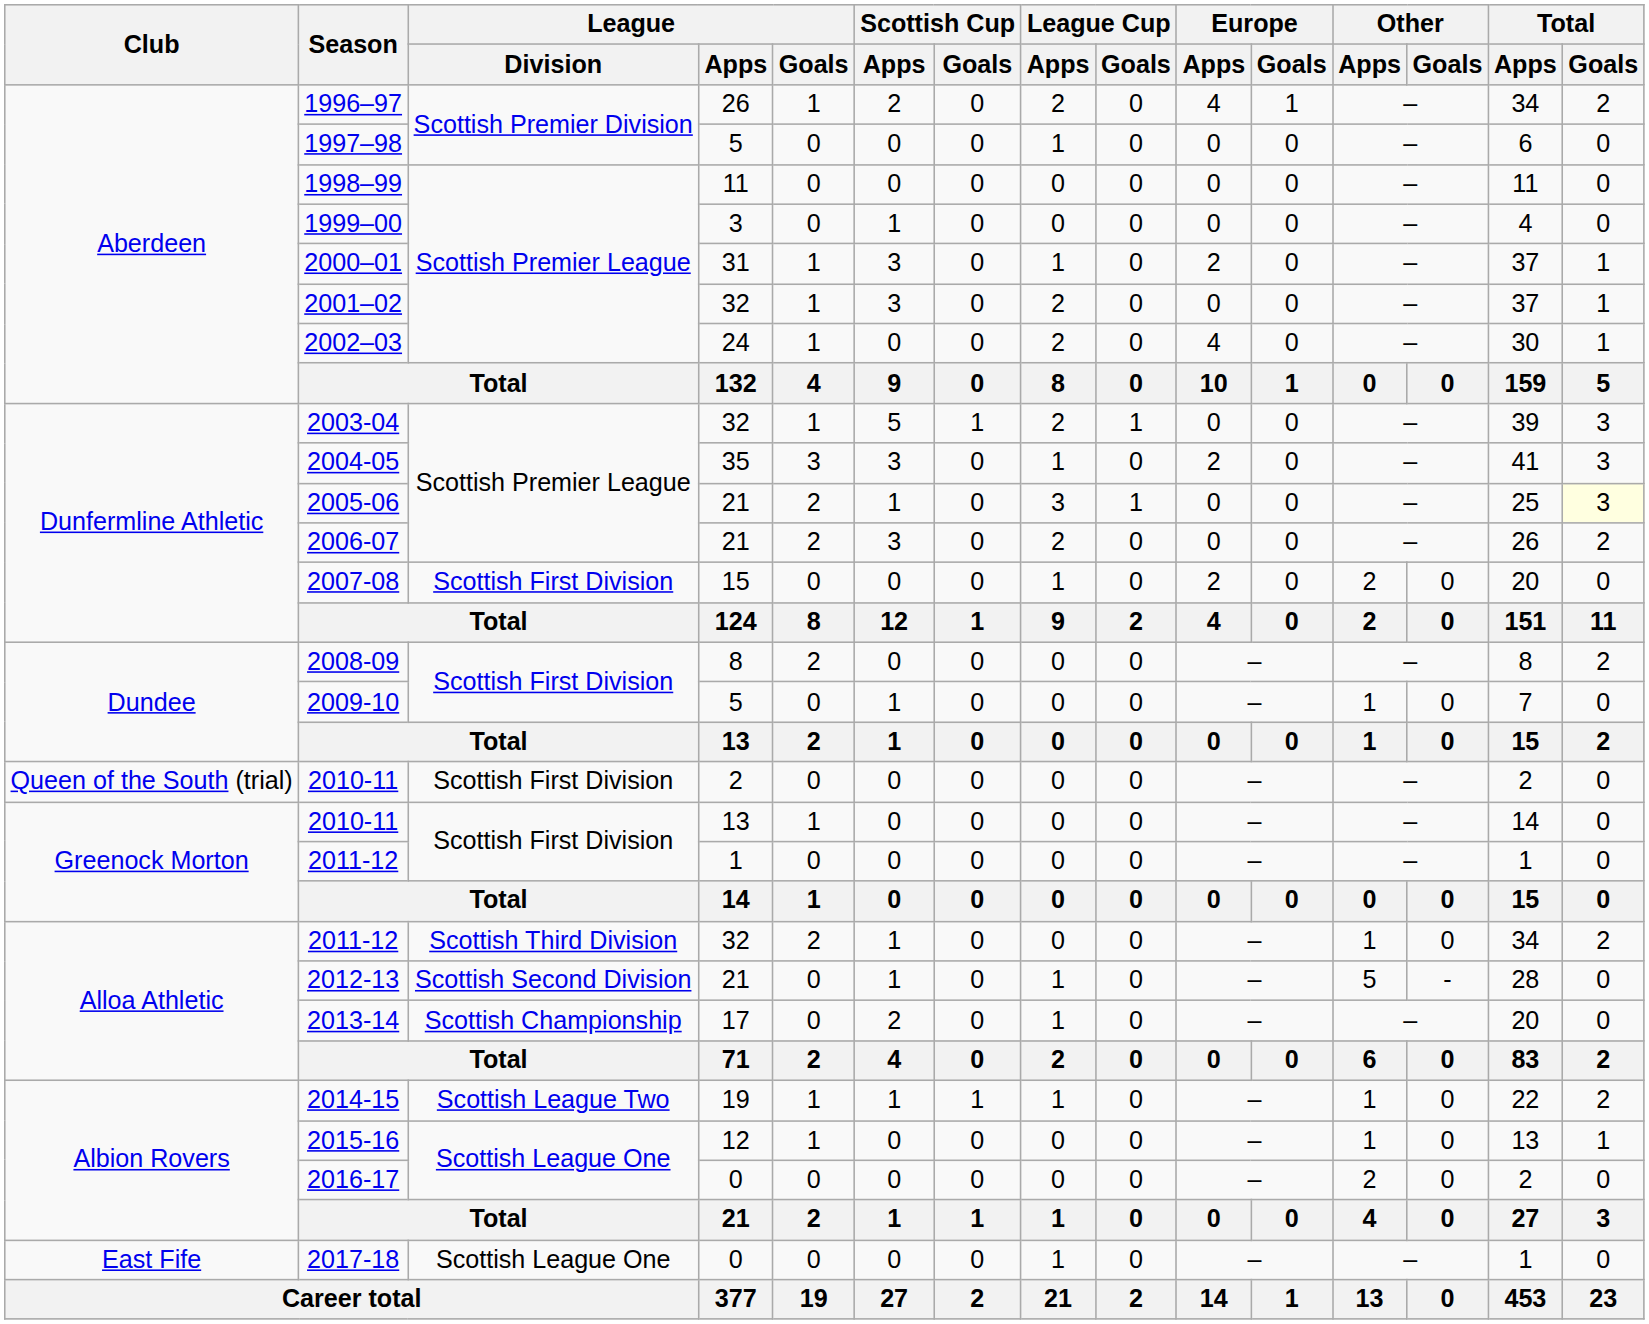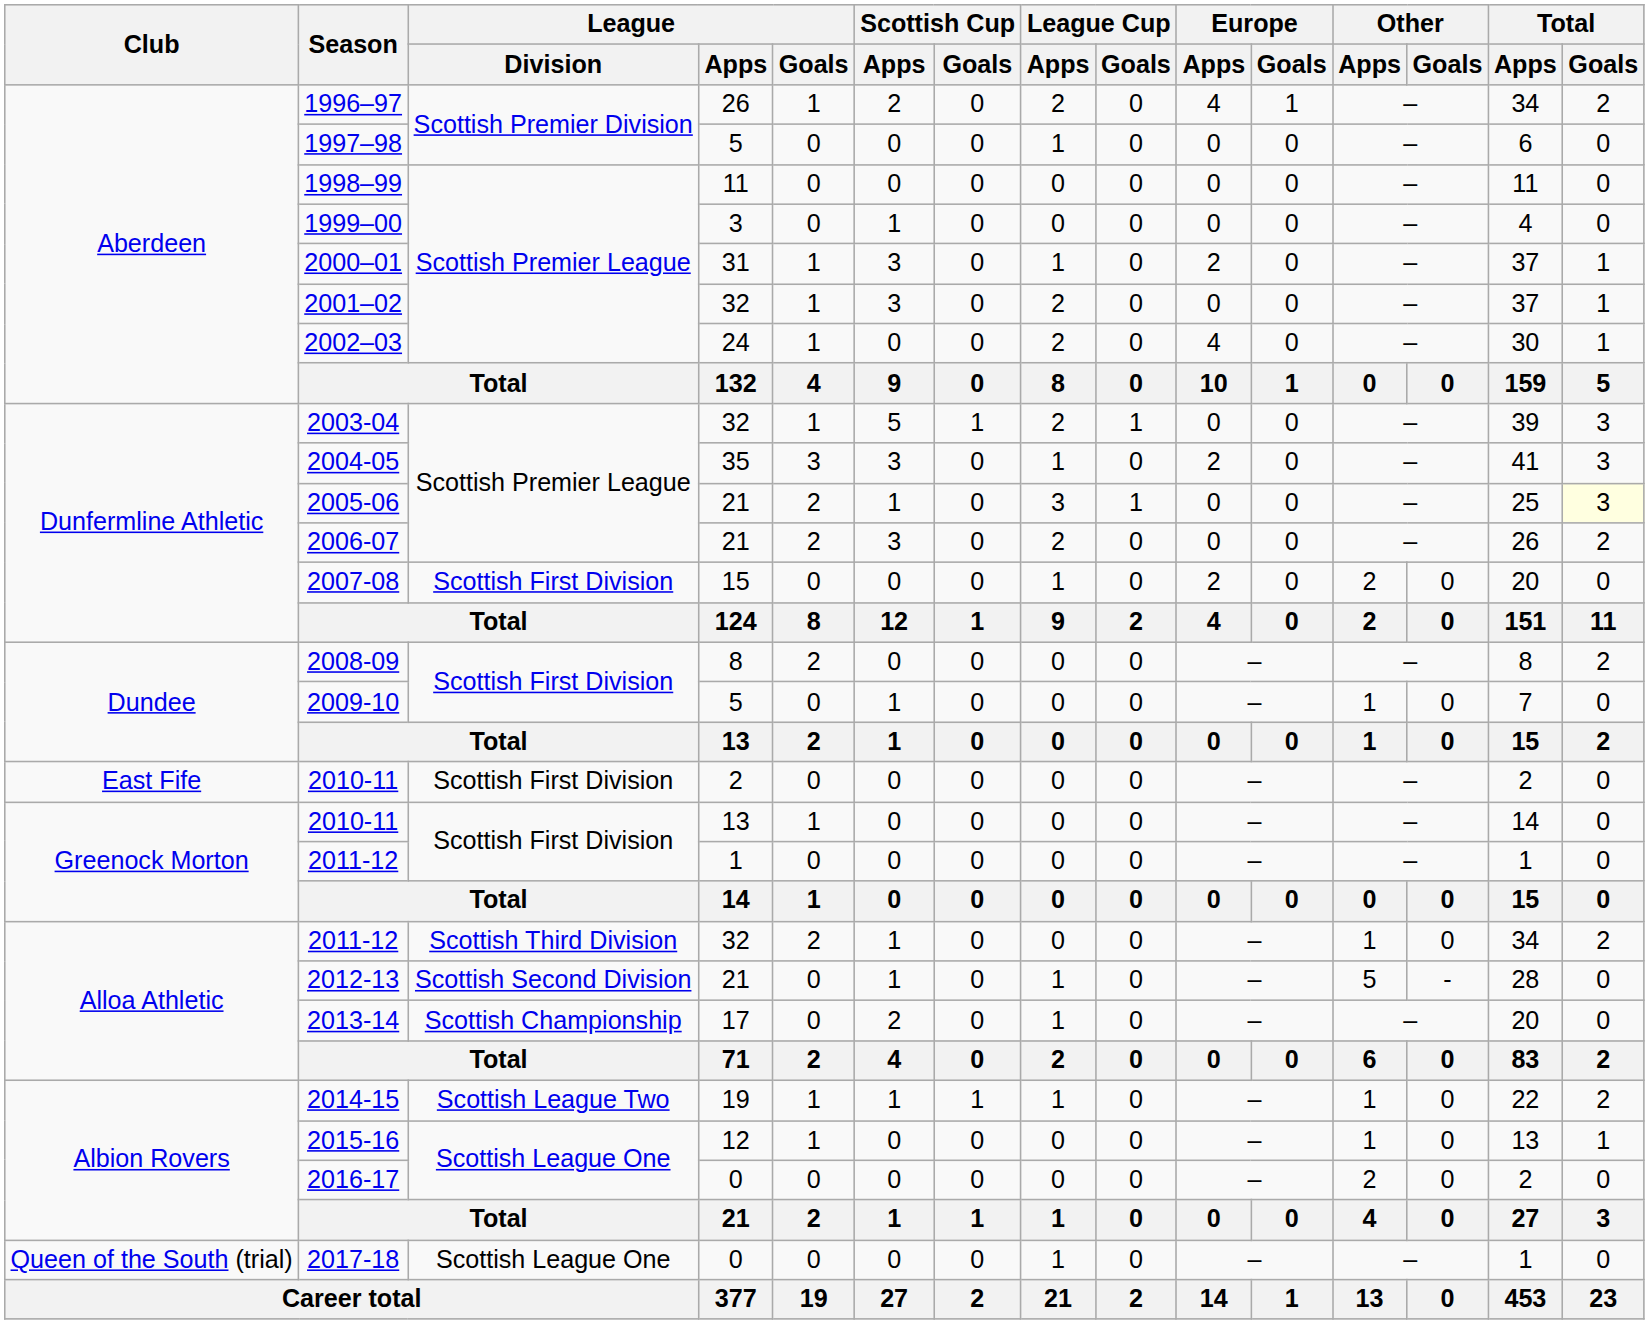(152, 781) Queen of the South (trial) -> (152, 781) East Fife
(152, 1259) East Fife -> (152, 1259) Queen of the South (trial)
